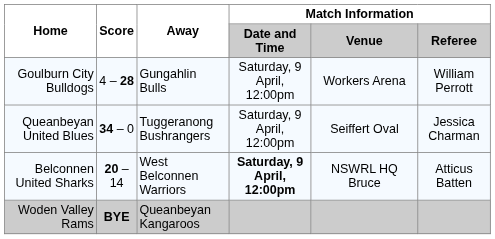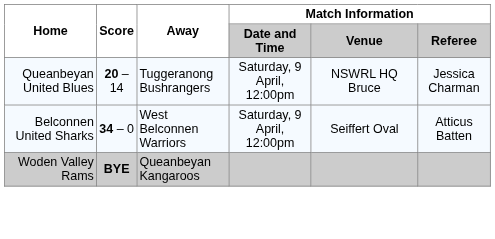- row: (56, 81)
(117, 128) 34 – 0 -> (117, 81) 20 – 14
(364, 128) Seiffert Oval -> (364, 81) NSWRL HQ Bruce
(117, 176) 20 – 14 -> (117, 128) 34 – 0
(270, 176) bold -> (270, 128) normal
(364, 176) NSWRL HQ Bruce -> (364, 128) Seiffert Oval
